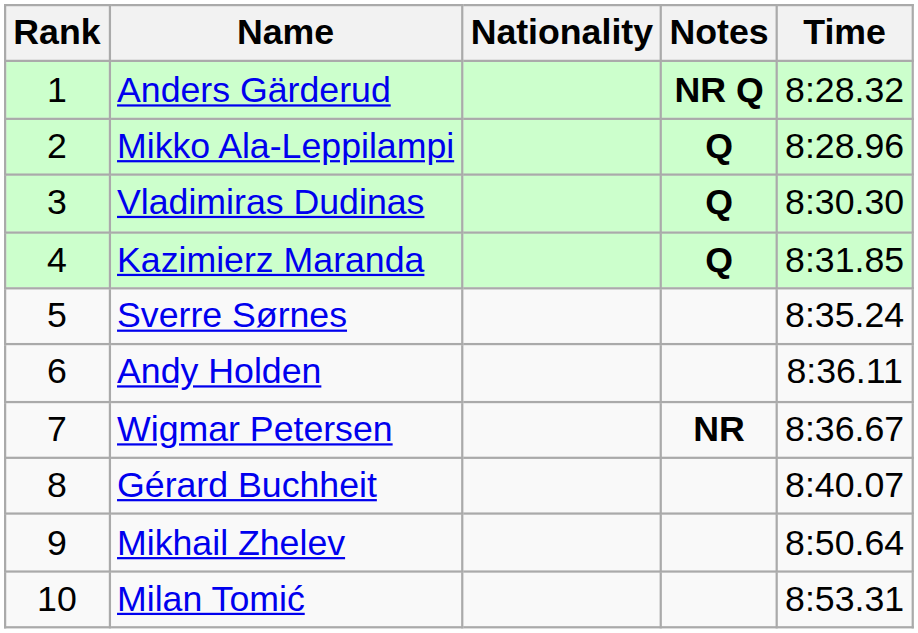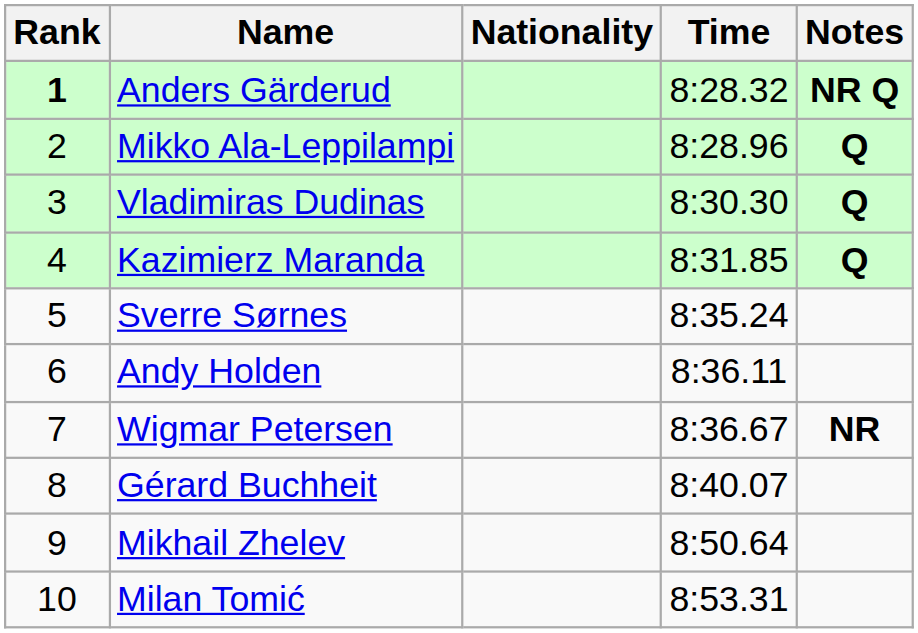columns swapped: (845, 32) <-> (719, 32)
(57, 89) normal -> (57, 89) bold
